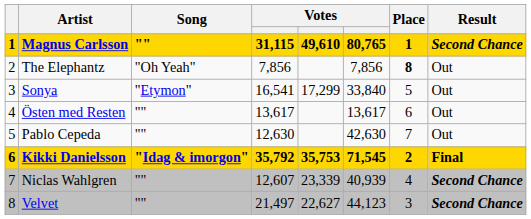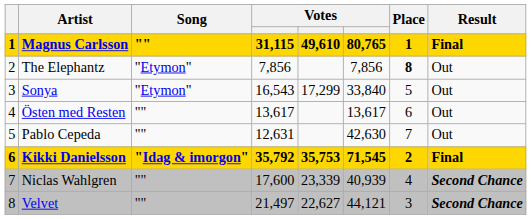(477, 44) Second Chance -> (447, 44) Final
(165, 67) "Oh Yeah" -> (163, 67) "Etymon"
(275, 90) 16,541 -> (275, 90) 16,543
(275, 135) 12,630 -> (275, 135) 12,631
(275, 180) 12,607 -> (275, 180) 17,600
(366, 203) 44,123 -> (366, 203) 44,121
